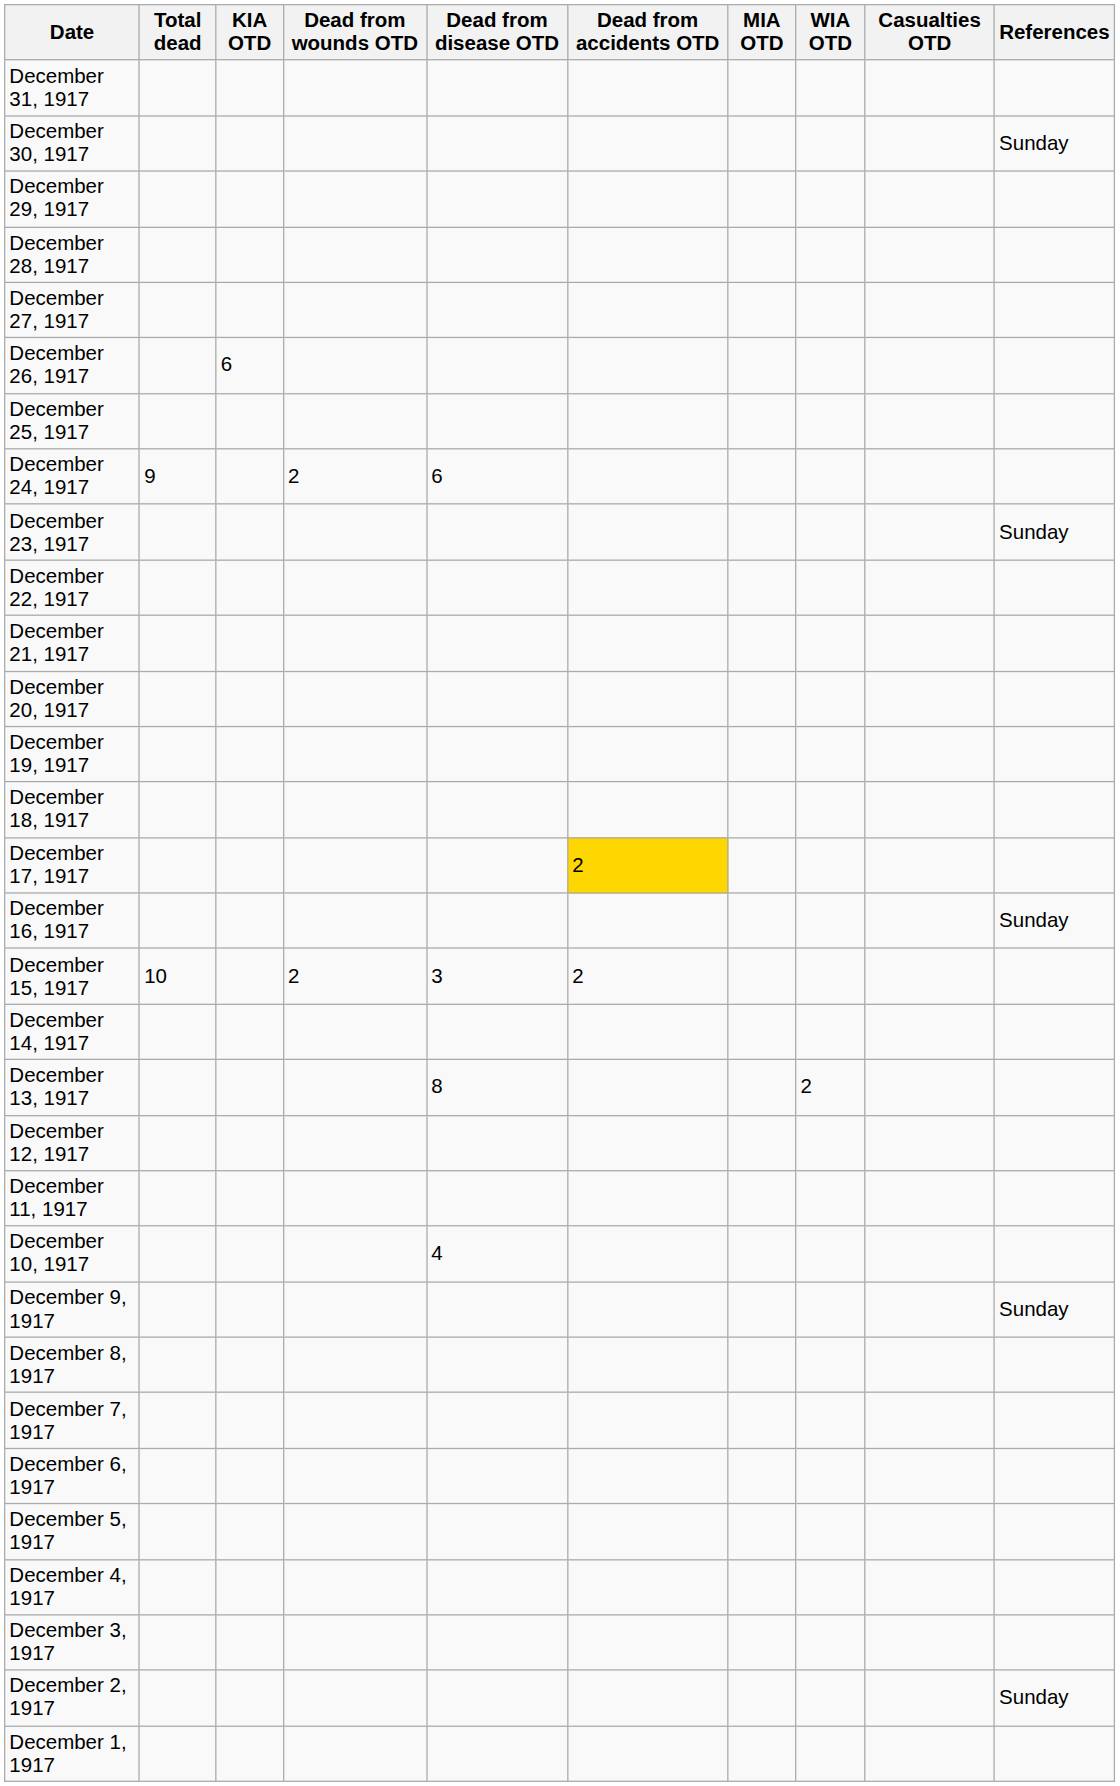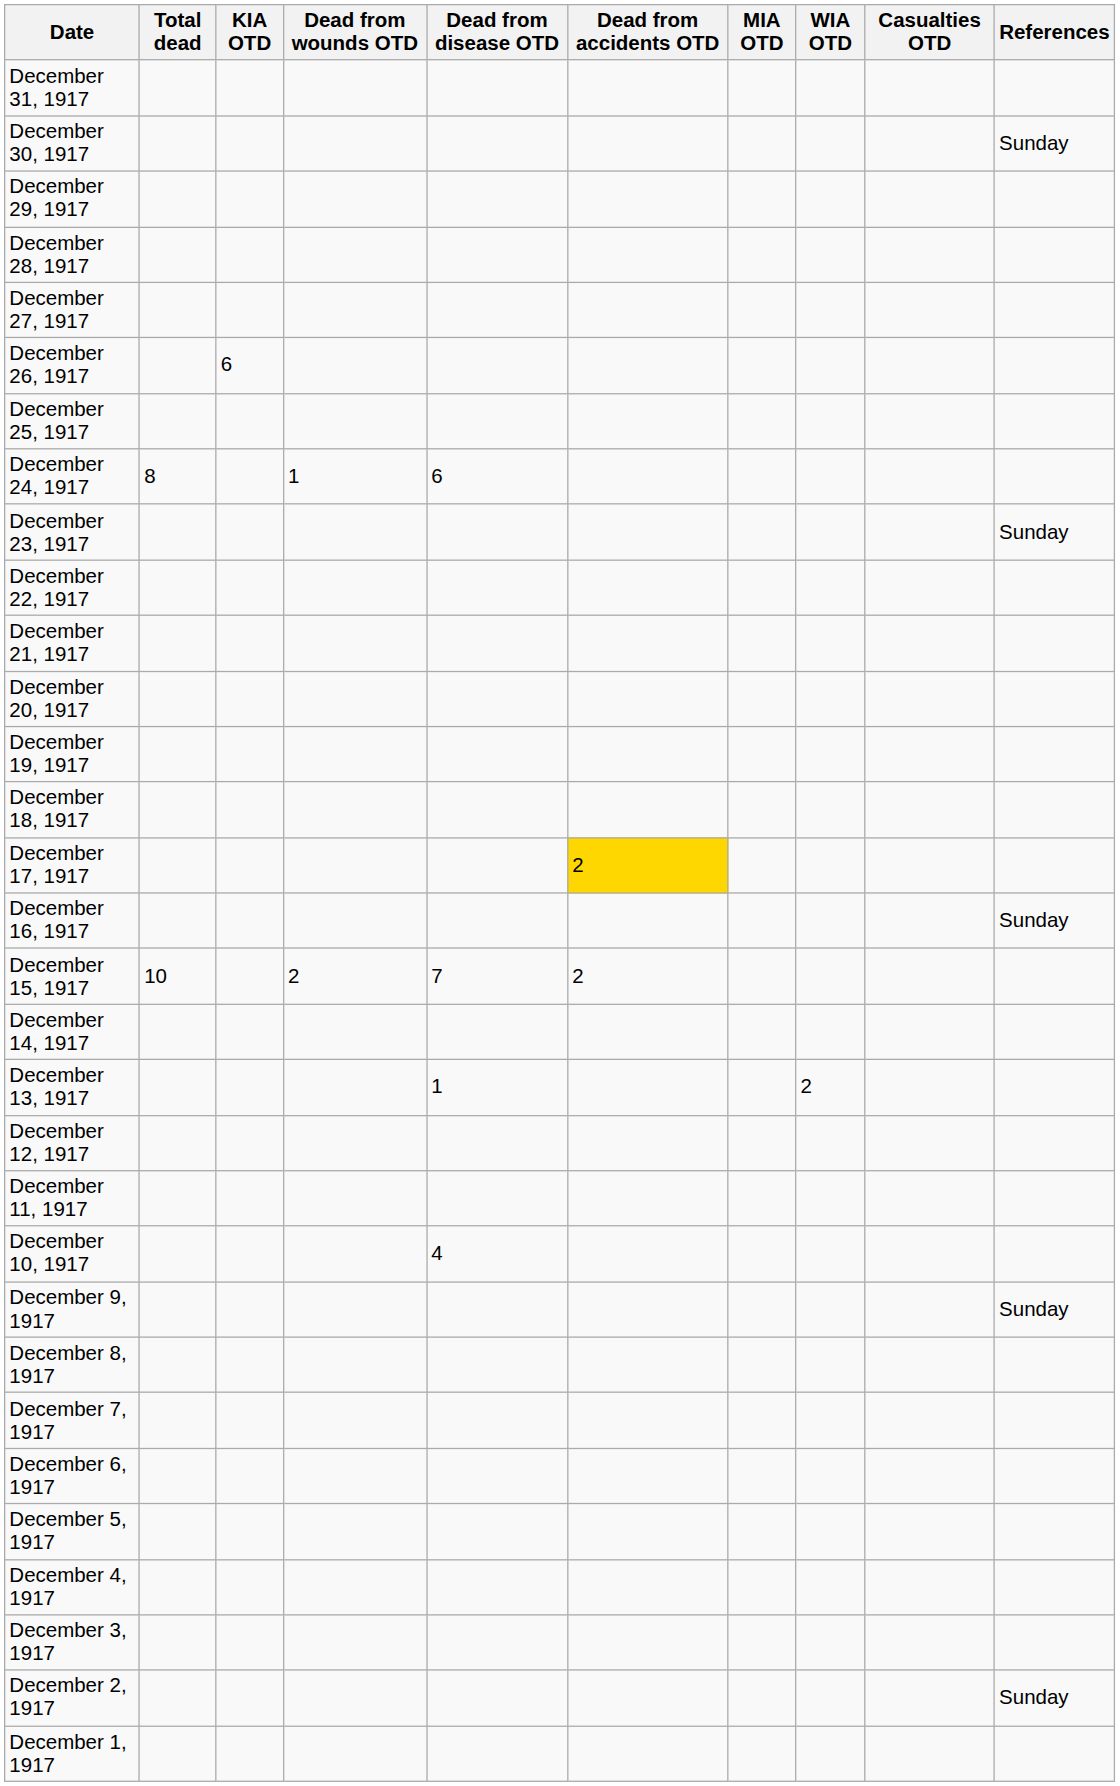(150, 476) 9 -> (150, 476) 8
(294, 476) 2 -> (294, 476) 1
(437, 976) 3 -> (437, 976) 7
(437, 1087) 8 -> (437, 1087) 1
